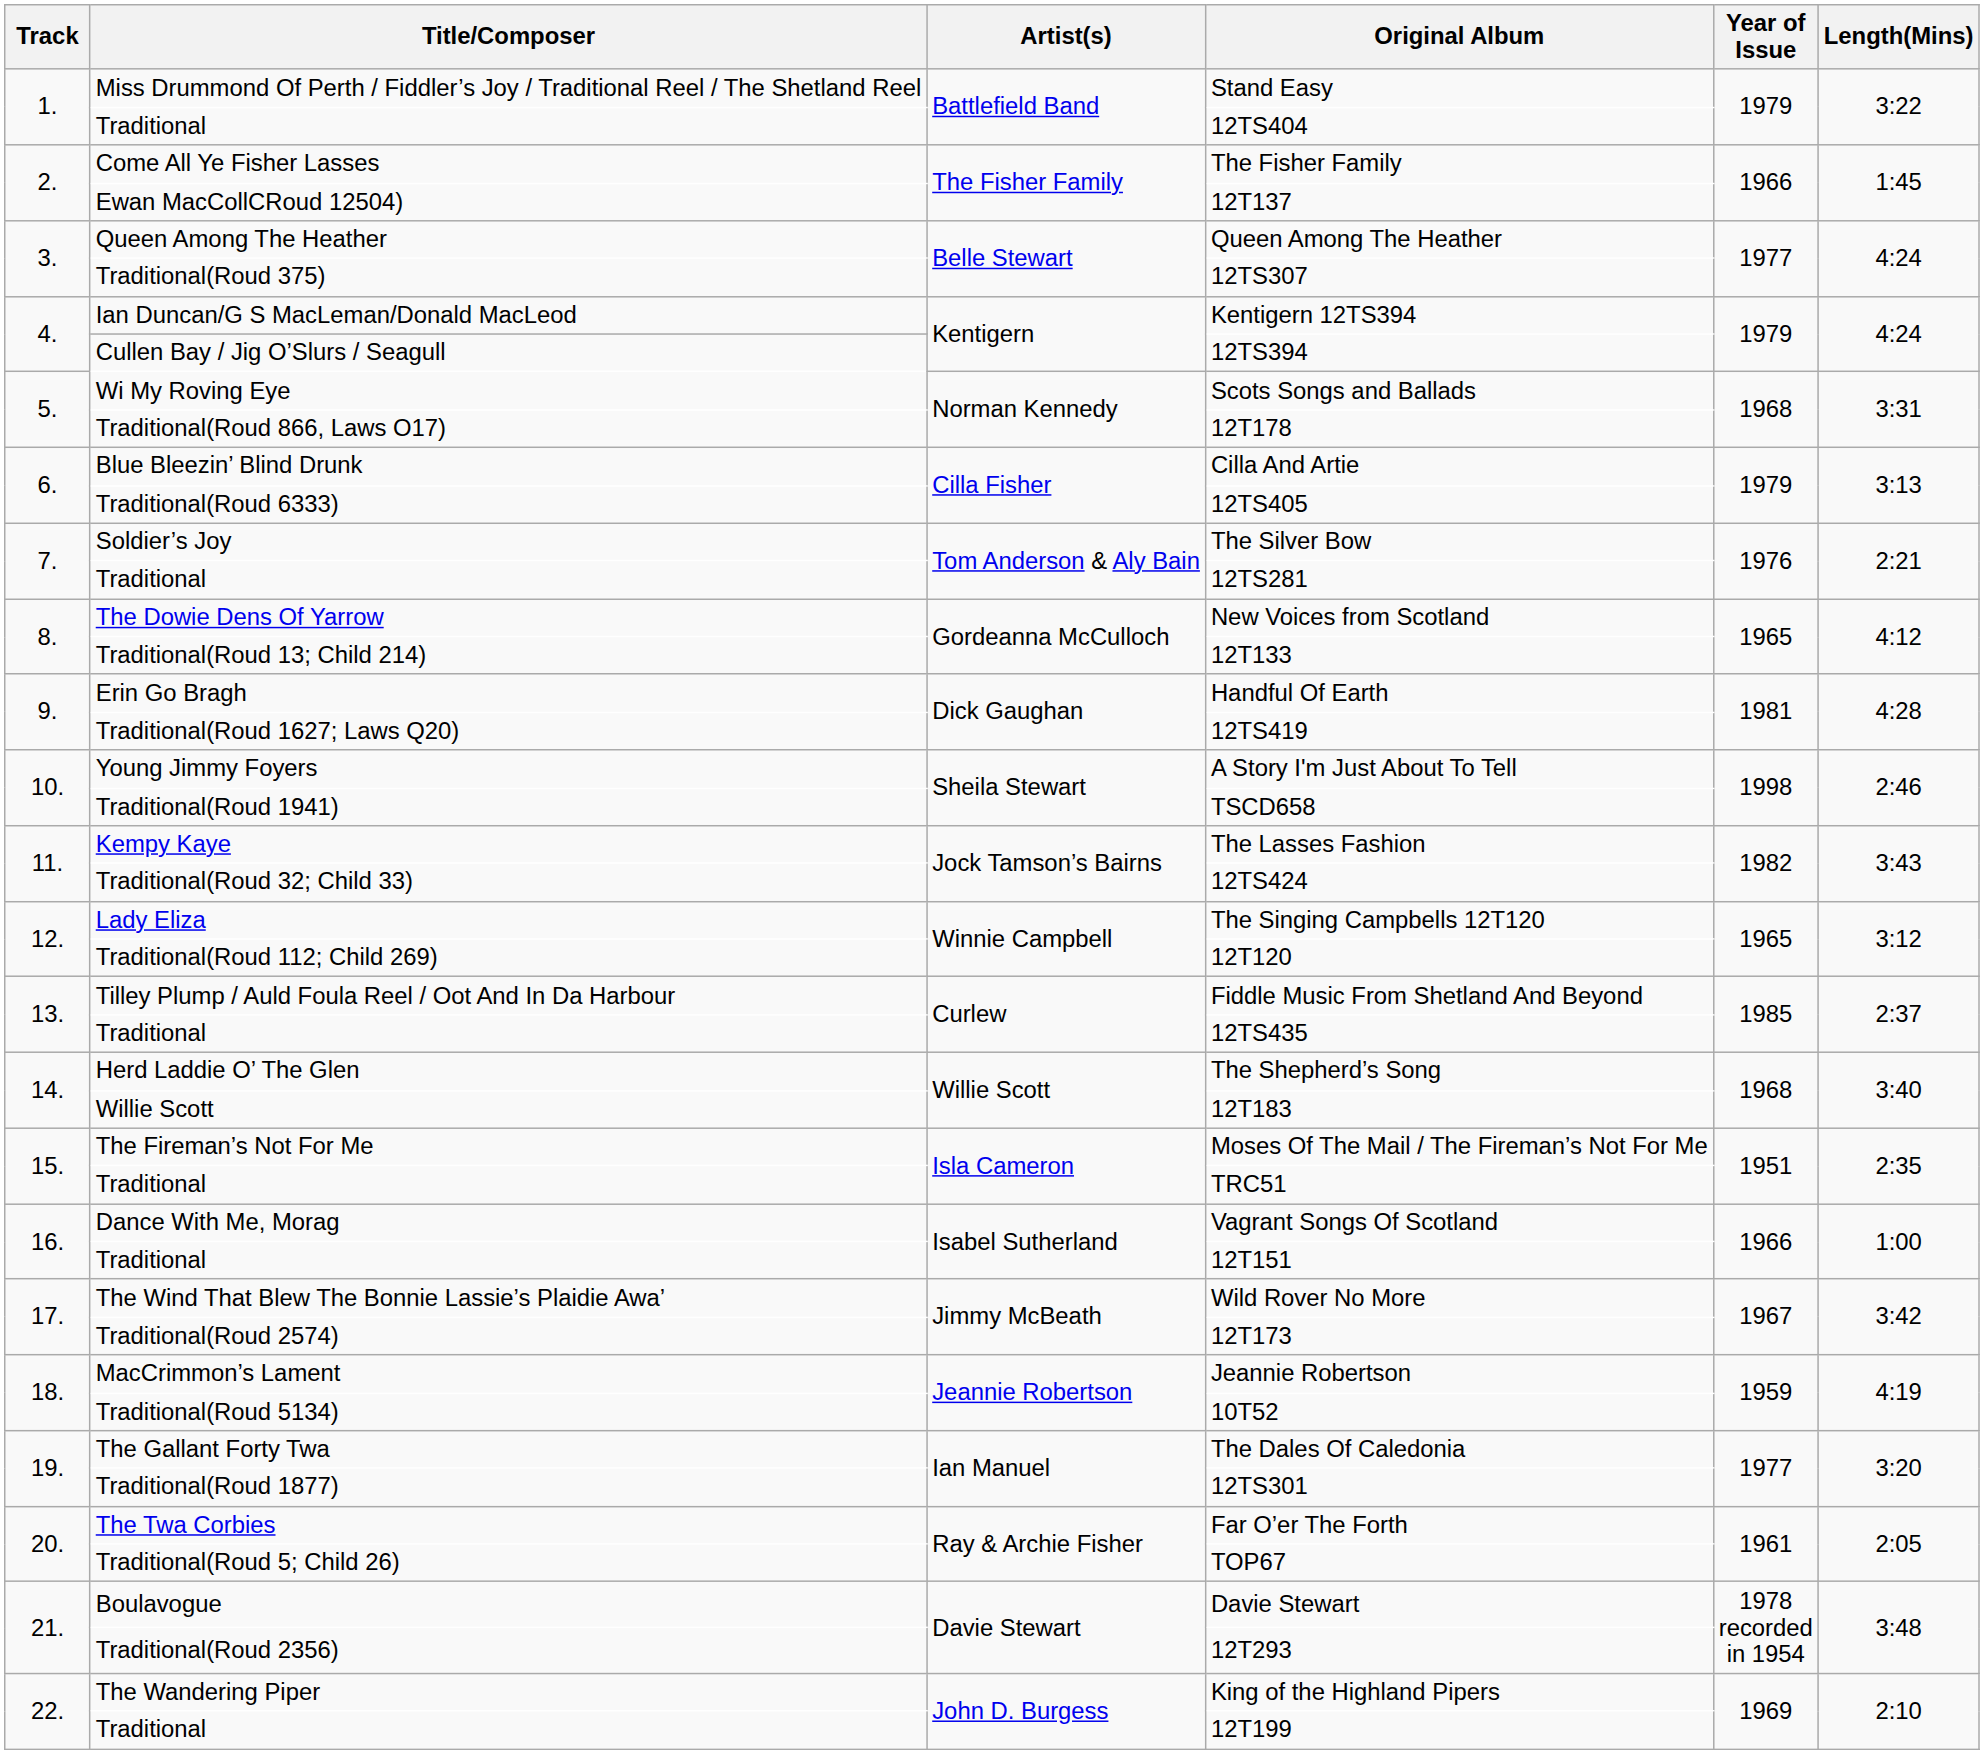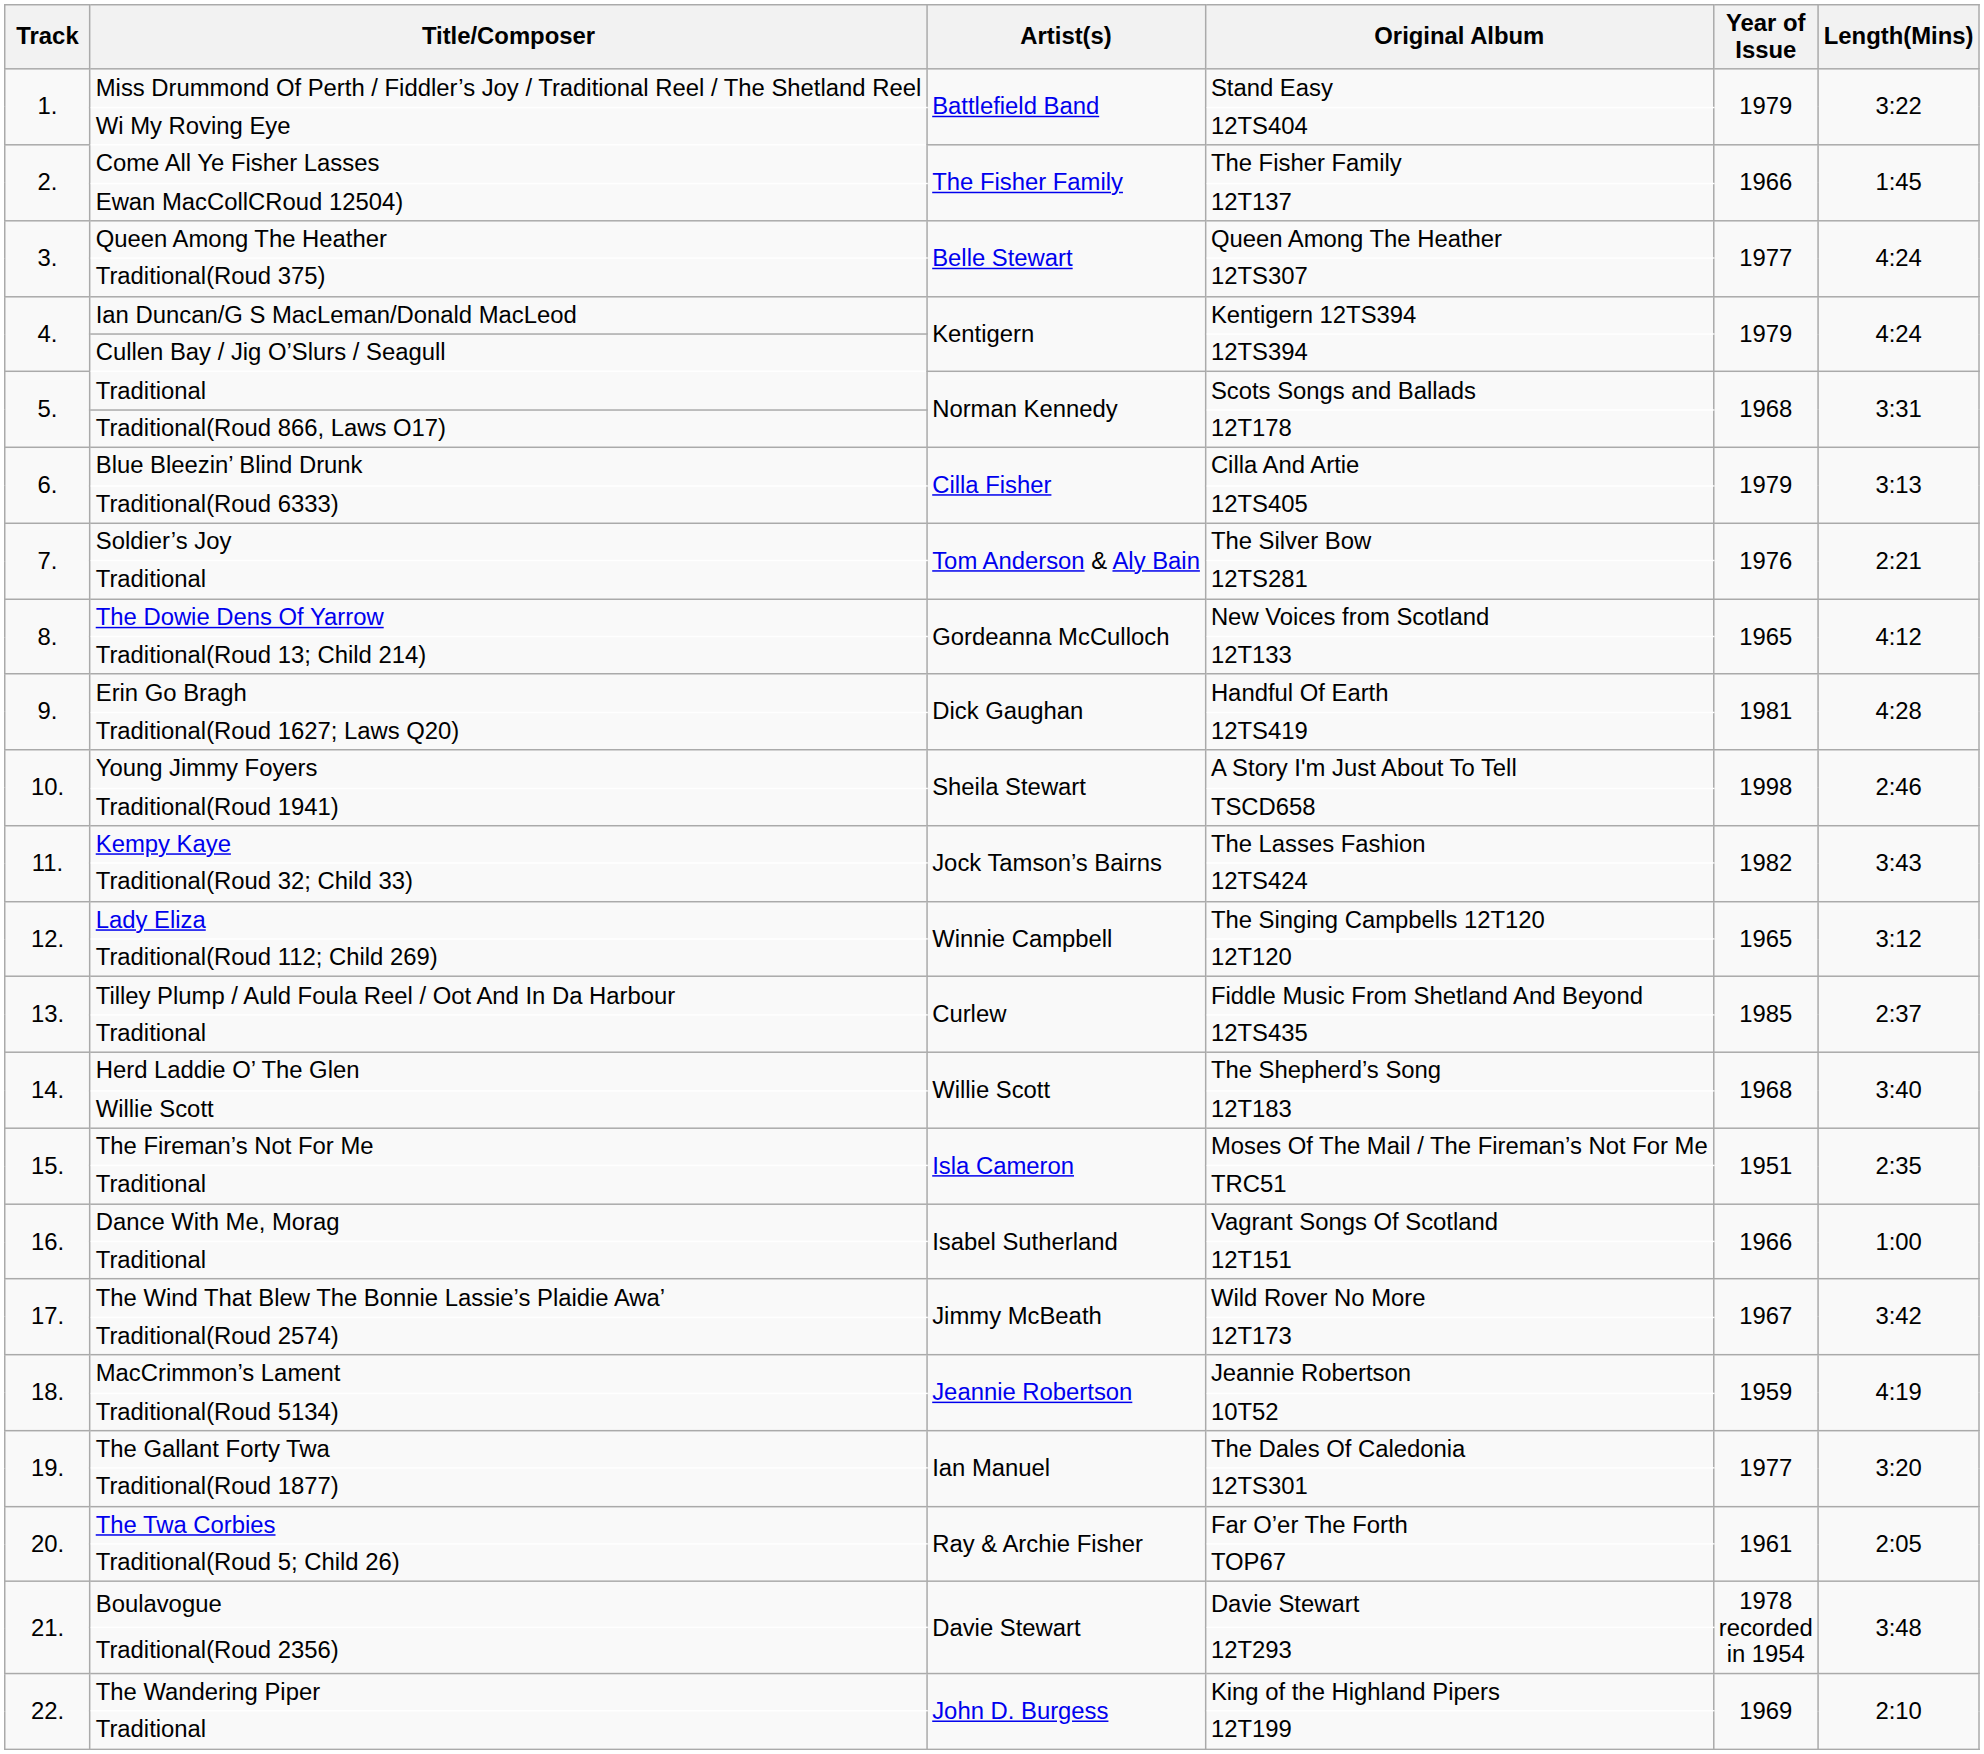(151, 125) Traditional -> (193, 125) Wi My Roving Eye
(193, 390) Wi My Roving Eye -> (151, 390) Traditional
